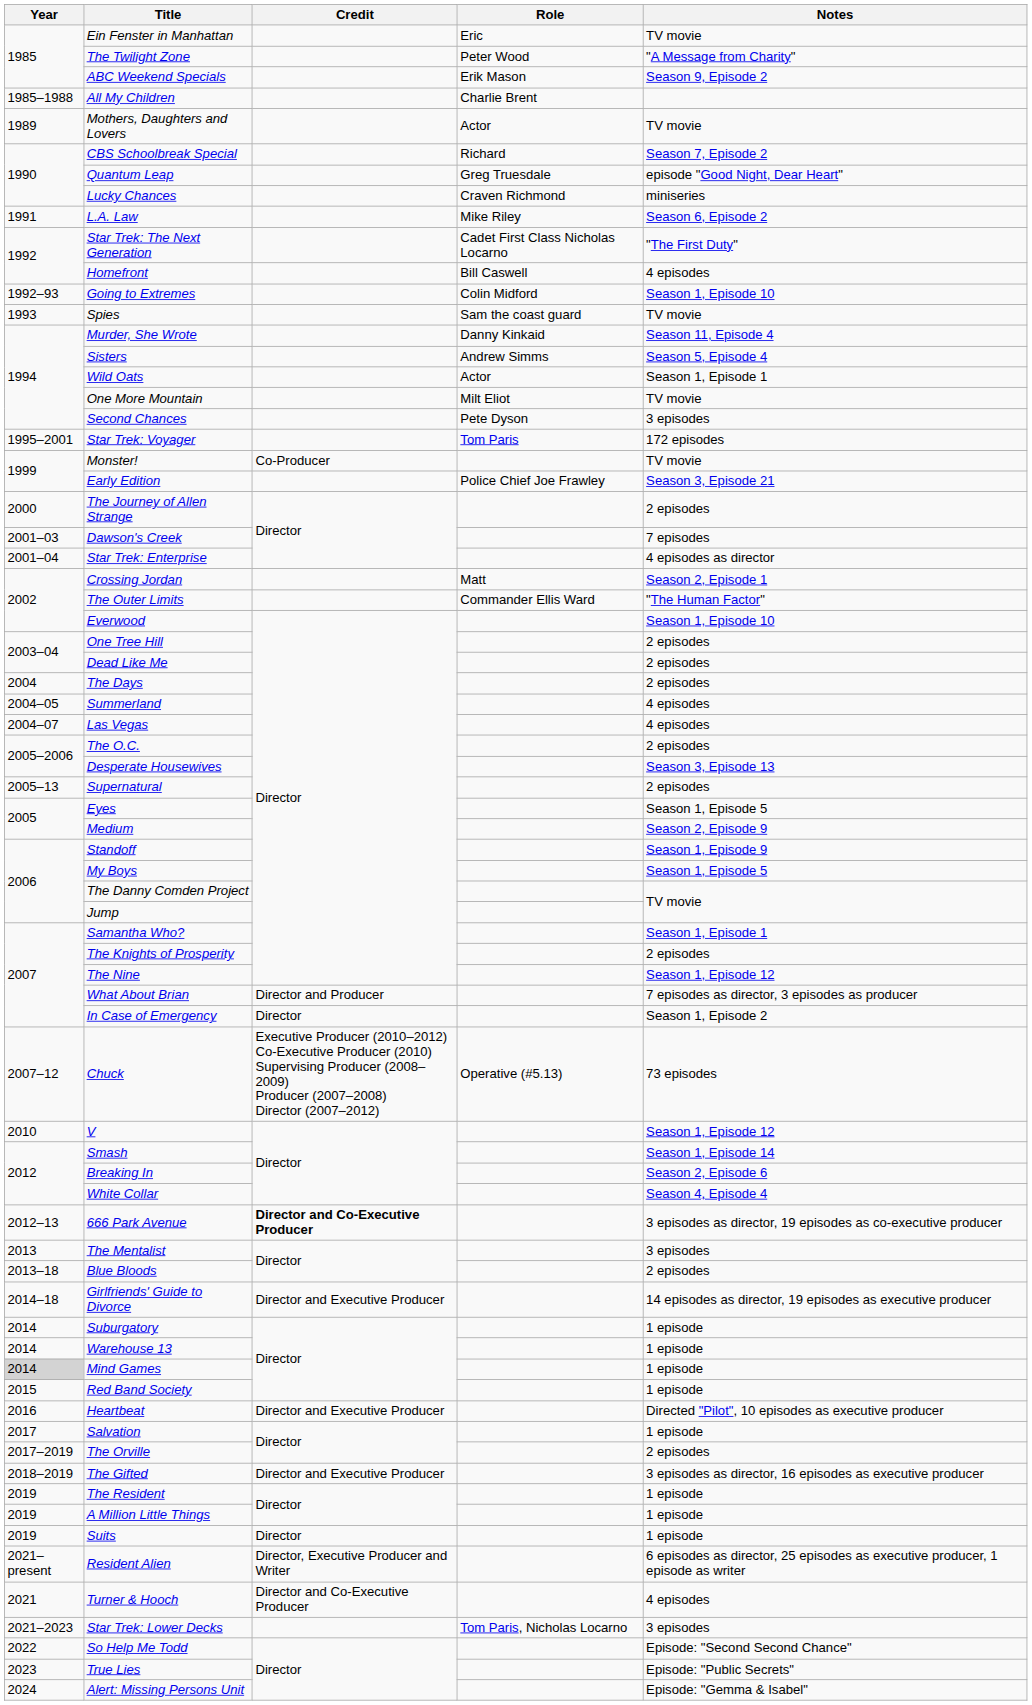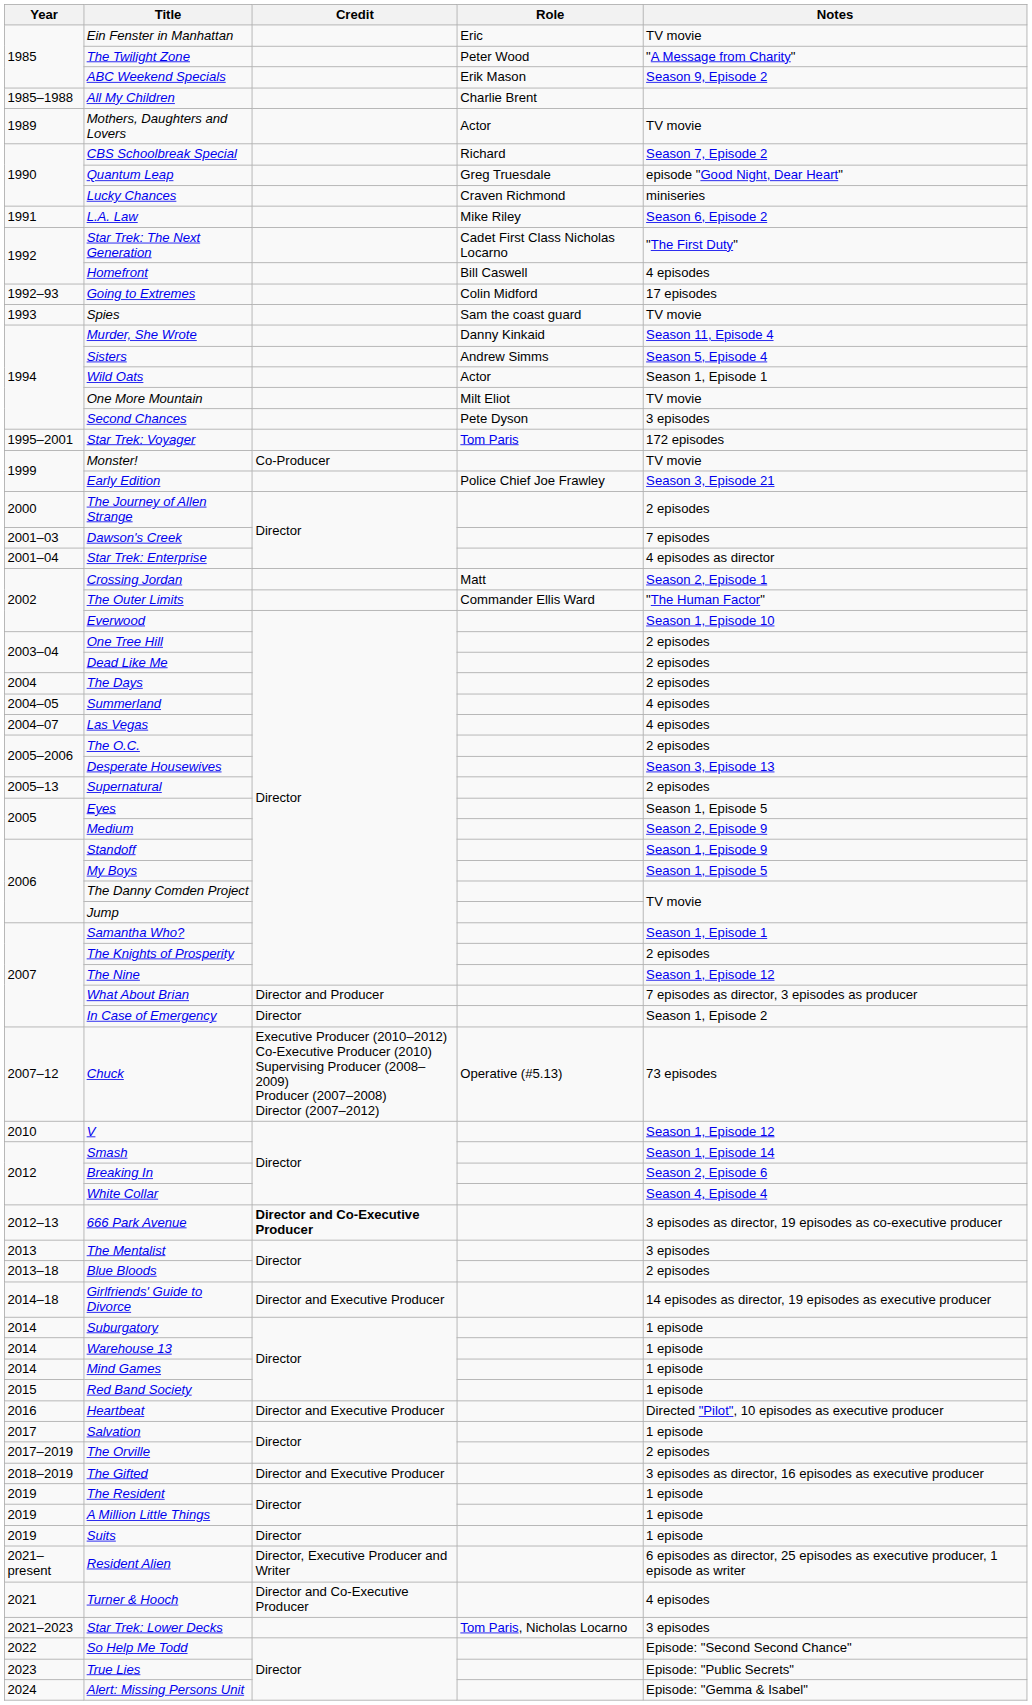(710, 294) Season 1, Episode 10 -> (682, 294) 17 episodes
(22, 1369) lightgrey background -> (22, 1369) no background
